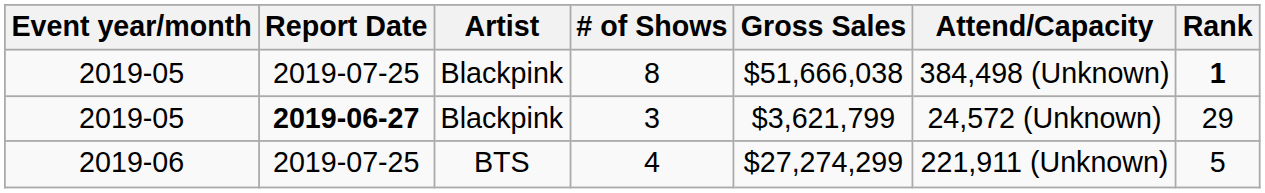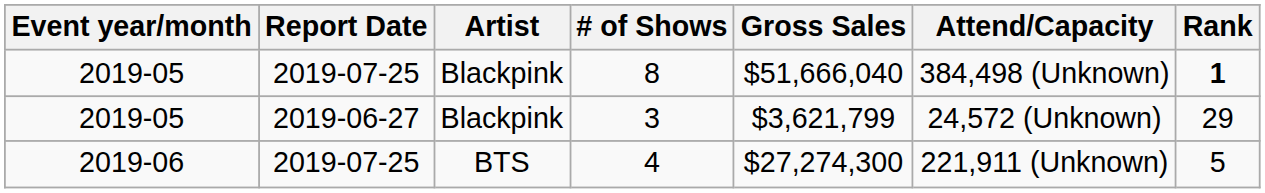(823, 72) $51,666,038 -> (823, 72) $51,666,040
(346, 118) bold -> (346, 118) normal
(823, 163) $27,274,299 -> (823, 163) $27,274,300
